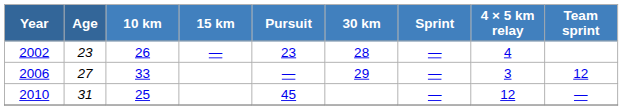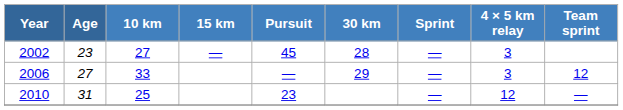(143, 52) 26 -> (143, 52) 27
(289, 52) 23 -> (289, 52) 45
(508, 52) 4 -> (508, 52) 3
(289, 95) 45 -> (289, 95) 23
